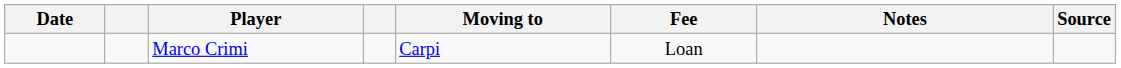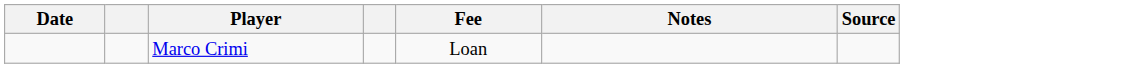- column: (503, 19)
